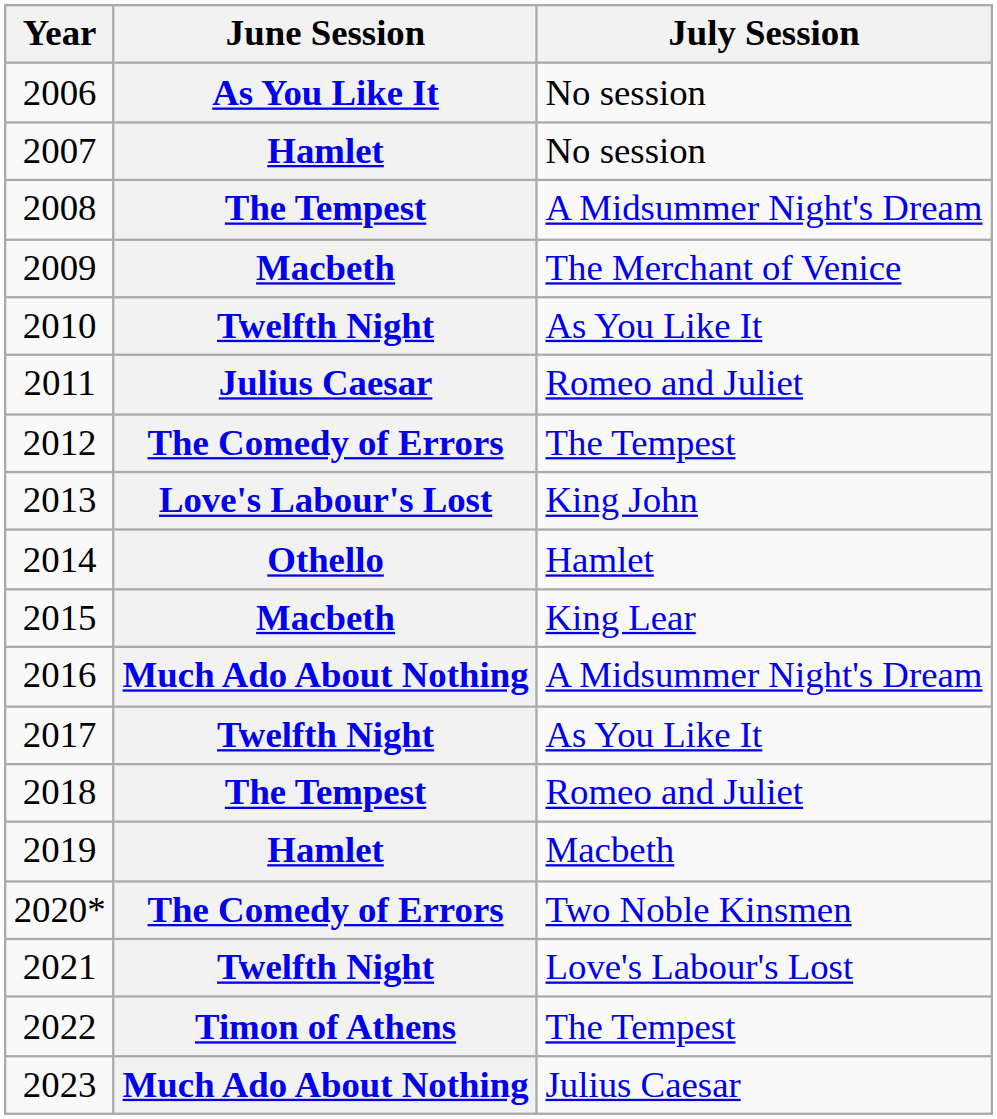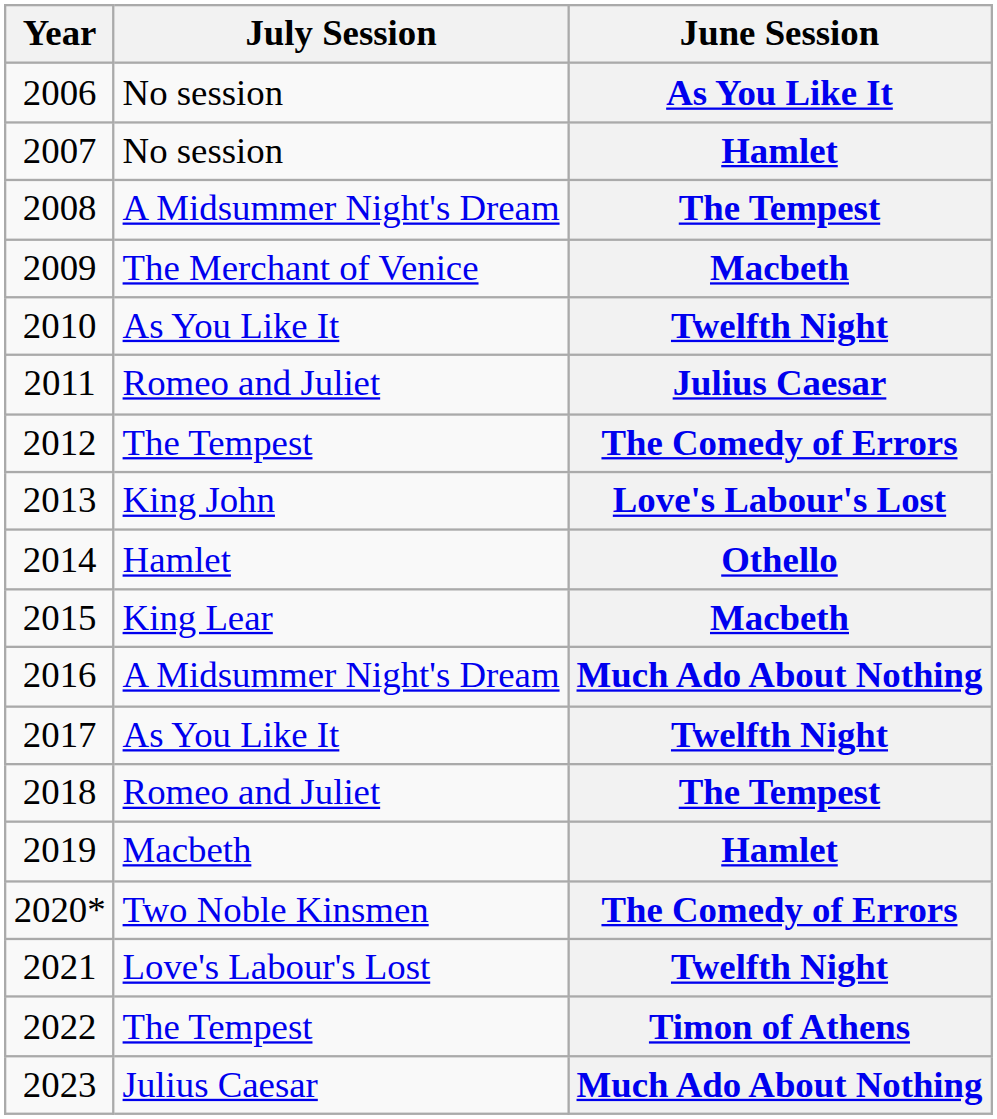columns swapped: (326, 33) <-> (764, 33)
